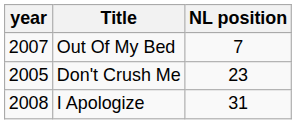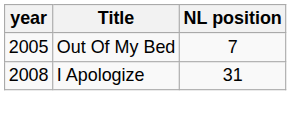(29, 47) 2007 -> (29, 47) 2005
- row: (119, 75)
